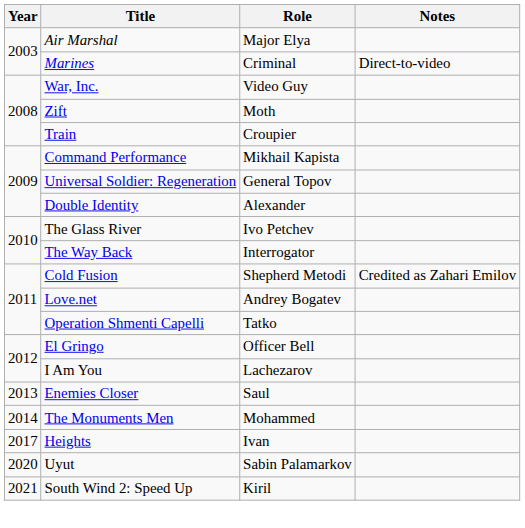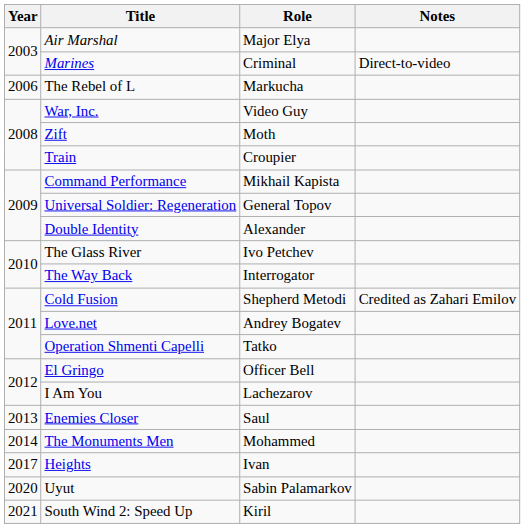+ row: (90, 87)
